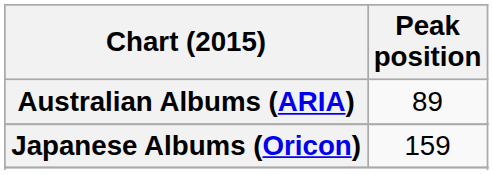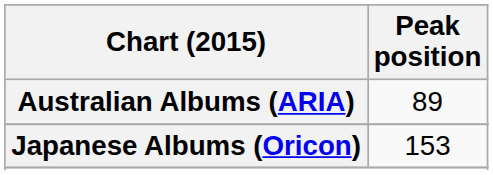(427, 145) 159 -> (427, 145) 153
